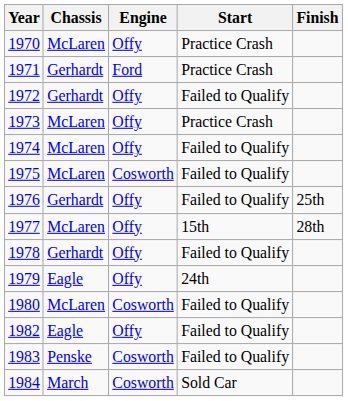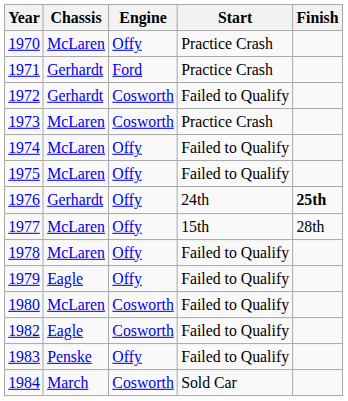(127, 95) Offy -> (143, 95) Cosworth
(127, 121) Offy -> (143, 121) Cosworth
(143, 174) Cosworth -> (127, 174) Offy
(235, 200) Failed to Qualify -> (195, 200) 24th
(310, 200) normal -> (311, 200) bold
(75, 252) Gerhardt -> (76, 252) McLaren
(195, 278) 24th -> (235, 278) Failed to Qualify
(127, 330) Offy -> (143, 330) Cosworth
(143, 356) Cosworth -> (127, 356) Offy
